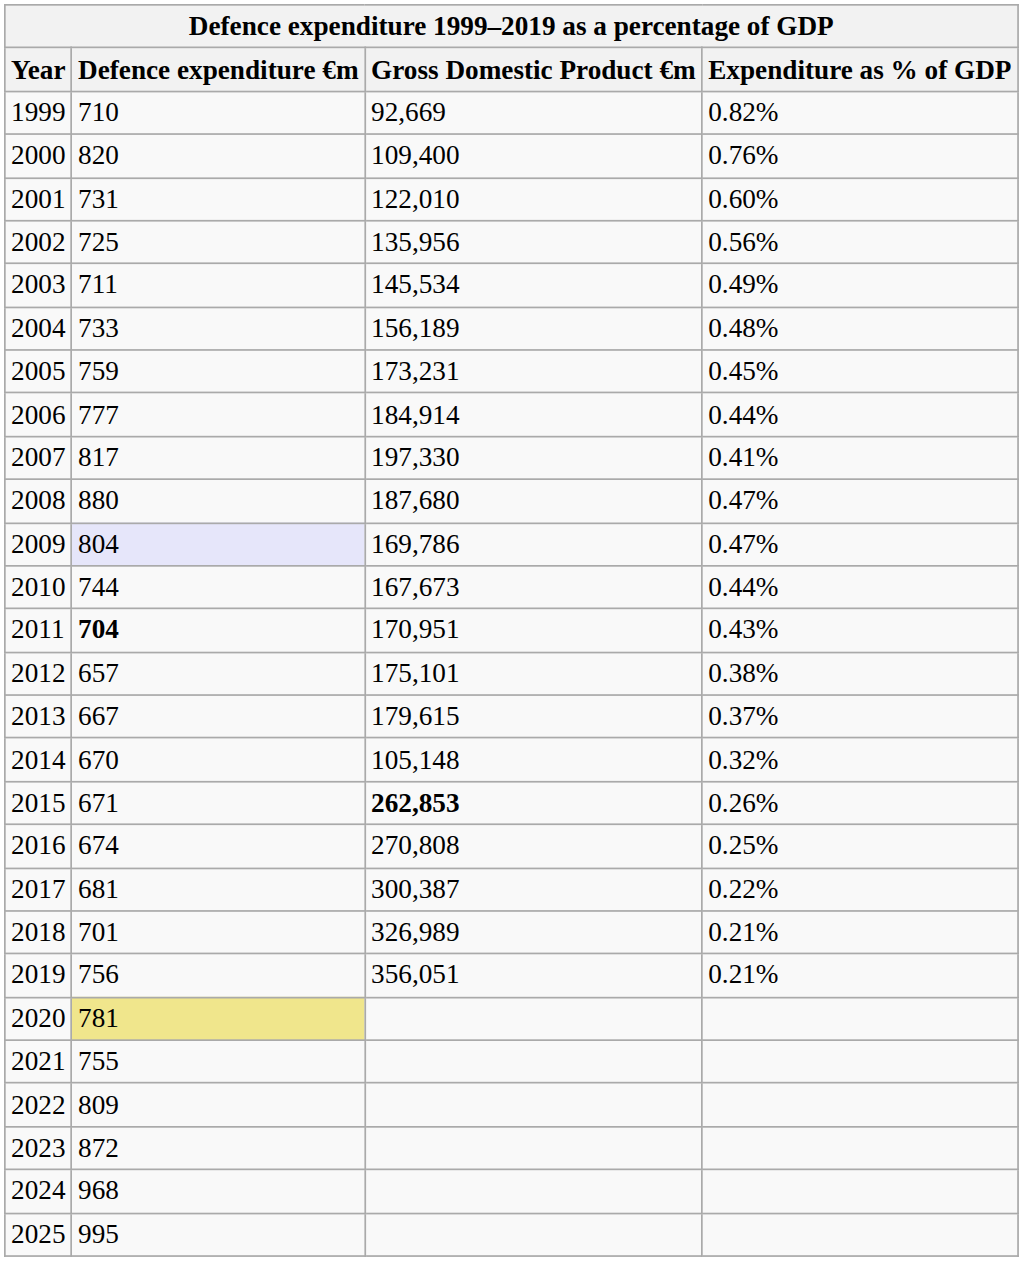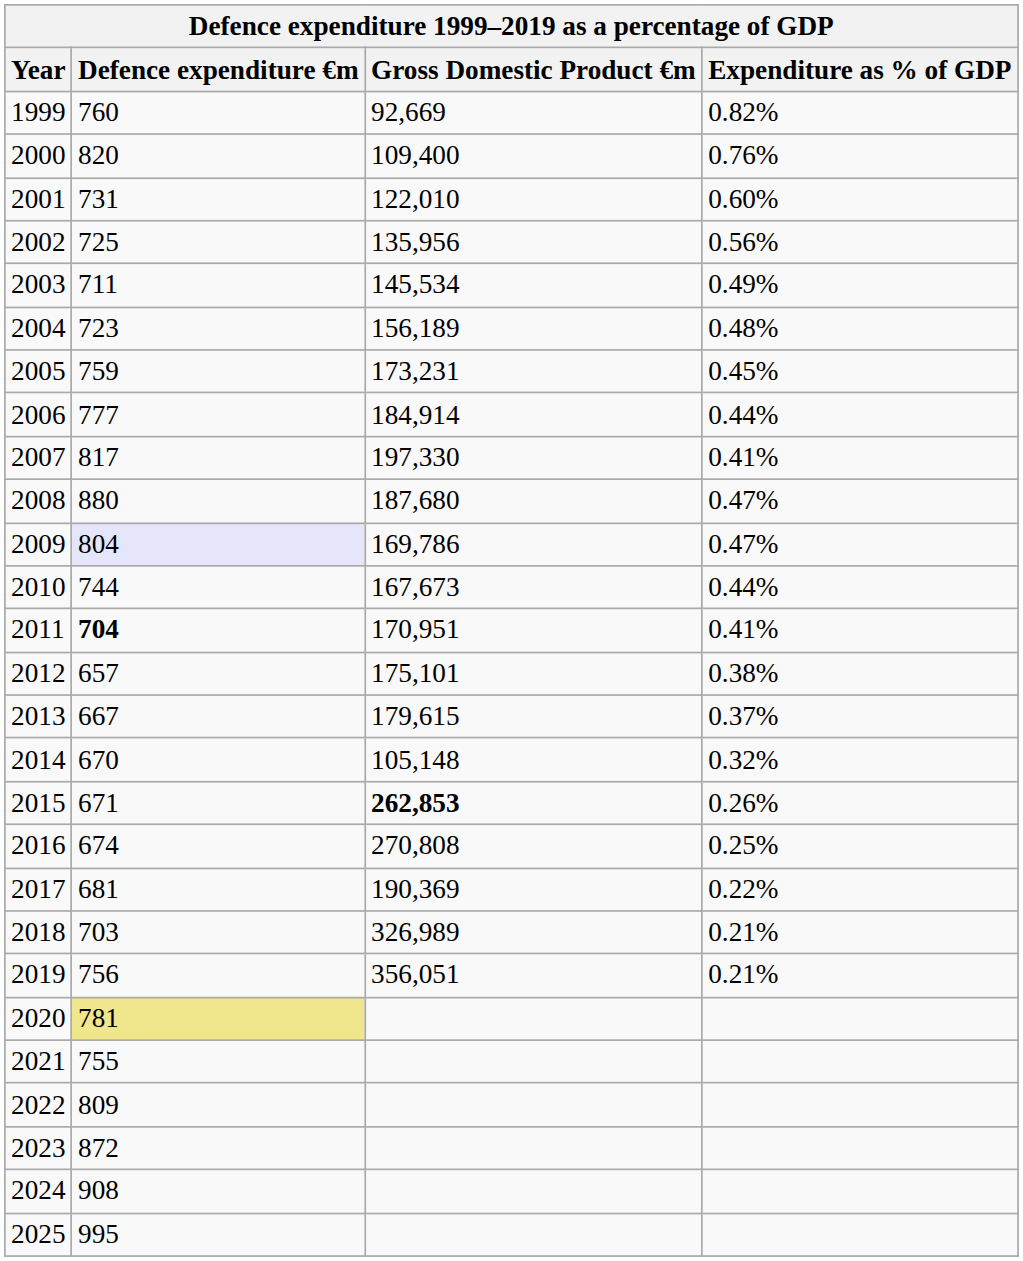(98, 112) 710 -> (98, 112) 760
(98, 328) 733 -> (98, 328) 723
(743, 629) 0.43% -> (743, 629) 0.41%
(415, 888) 300,387 -> (415, 888) 190,369
(98, 931) 701 -> (98, 931) 703
(98, 1190) 968 -> (98, 1190) 908
